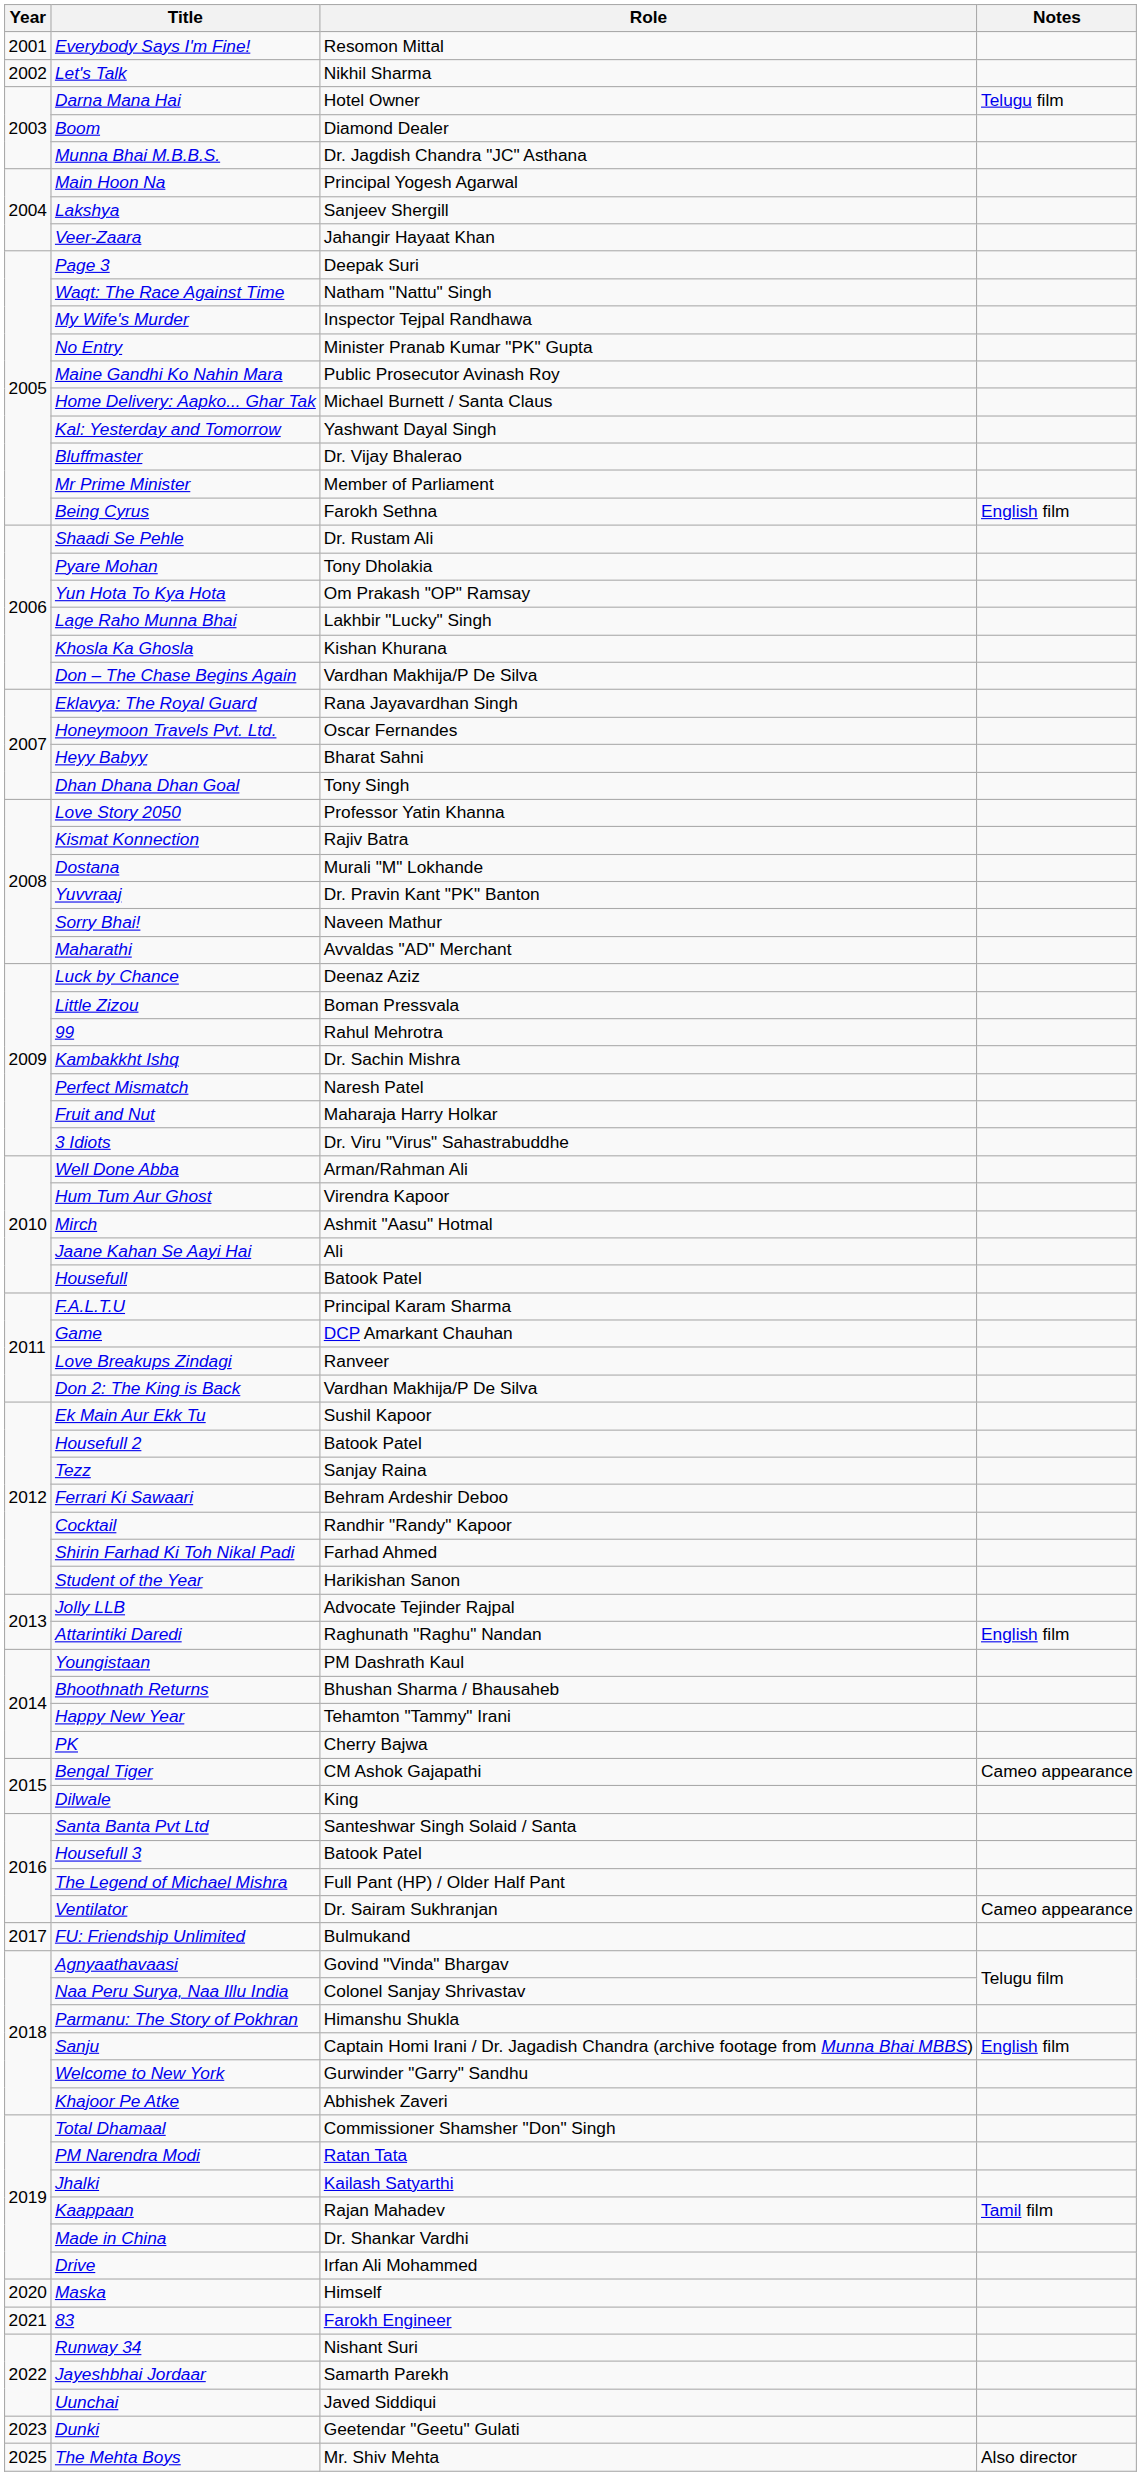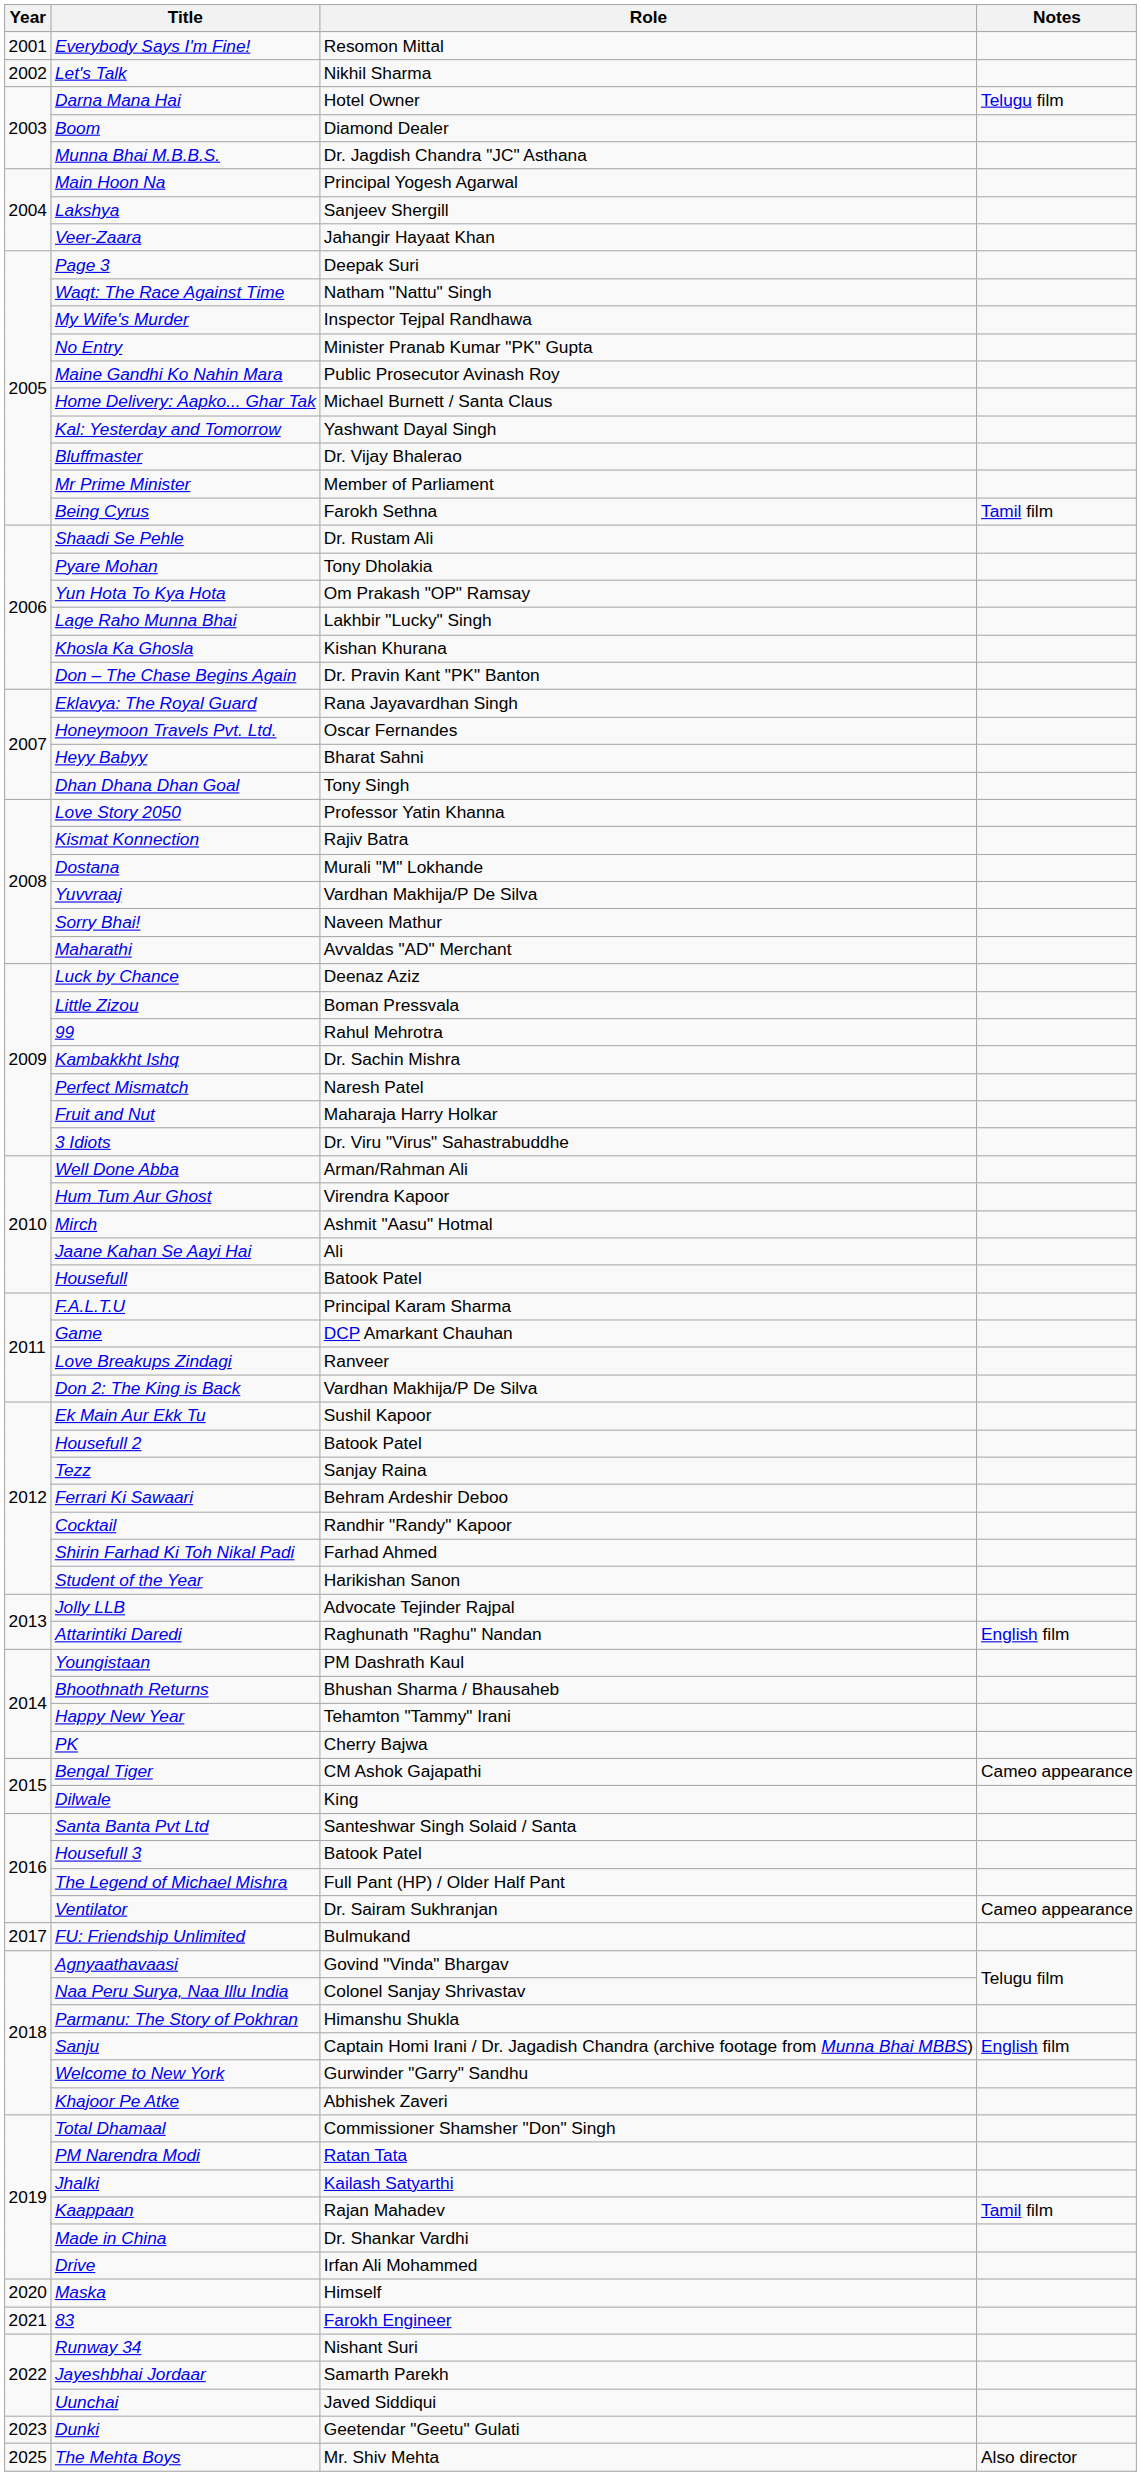(1025, 511) English film -> (1017, 511) Tamil film
(431, 675) Vardhan Makhija/P De Silva -> (432, 675) Dr. Pravin Kant "PK" Banton
(432, 895) Dr. Pravin Kant "PK" Banton -> (431, 895) Vardhan Makhija/P De Silva
